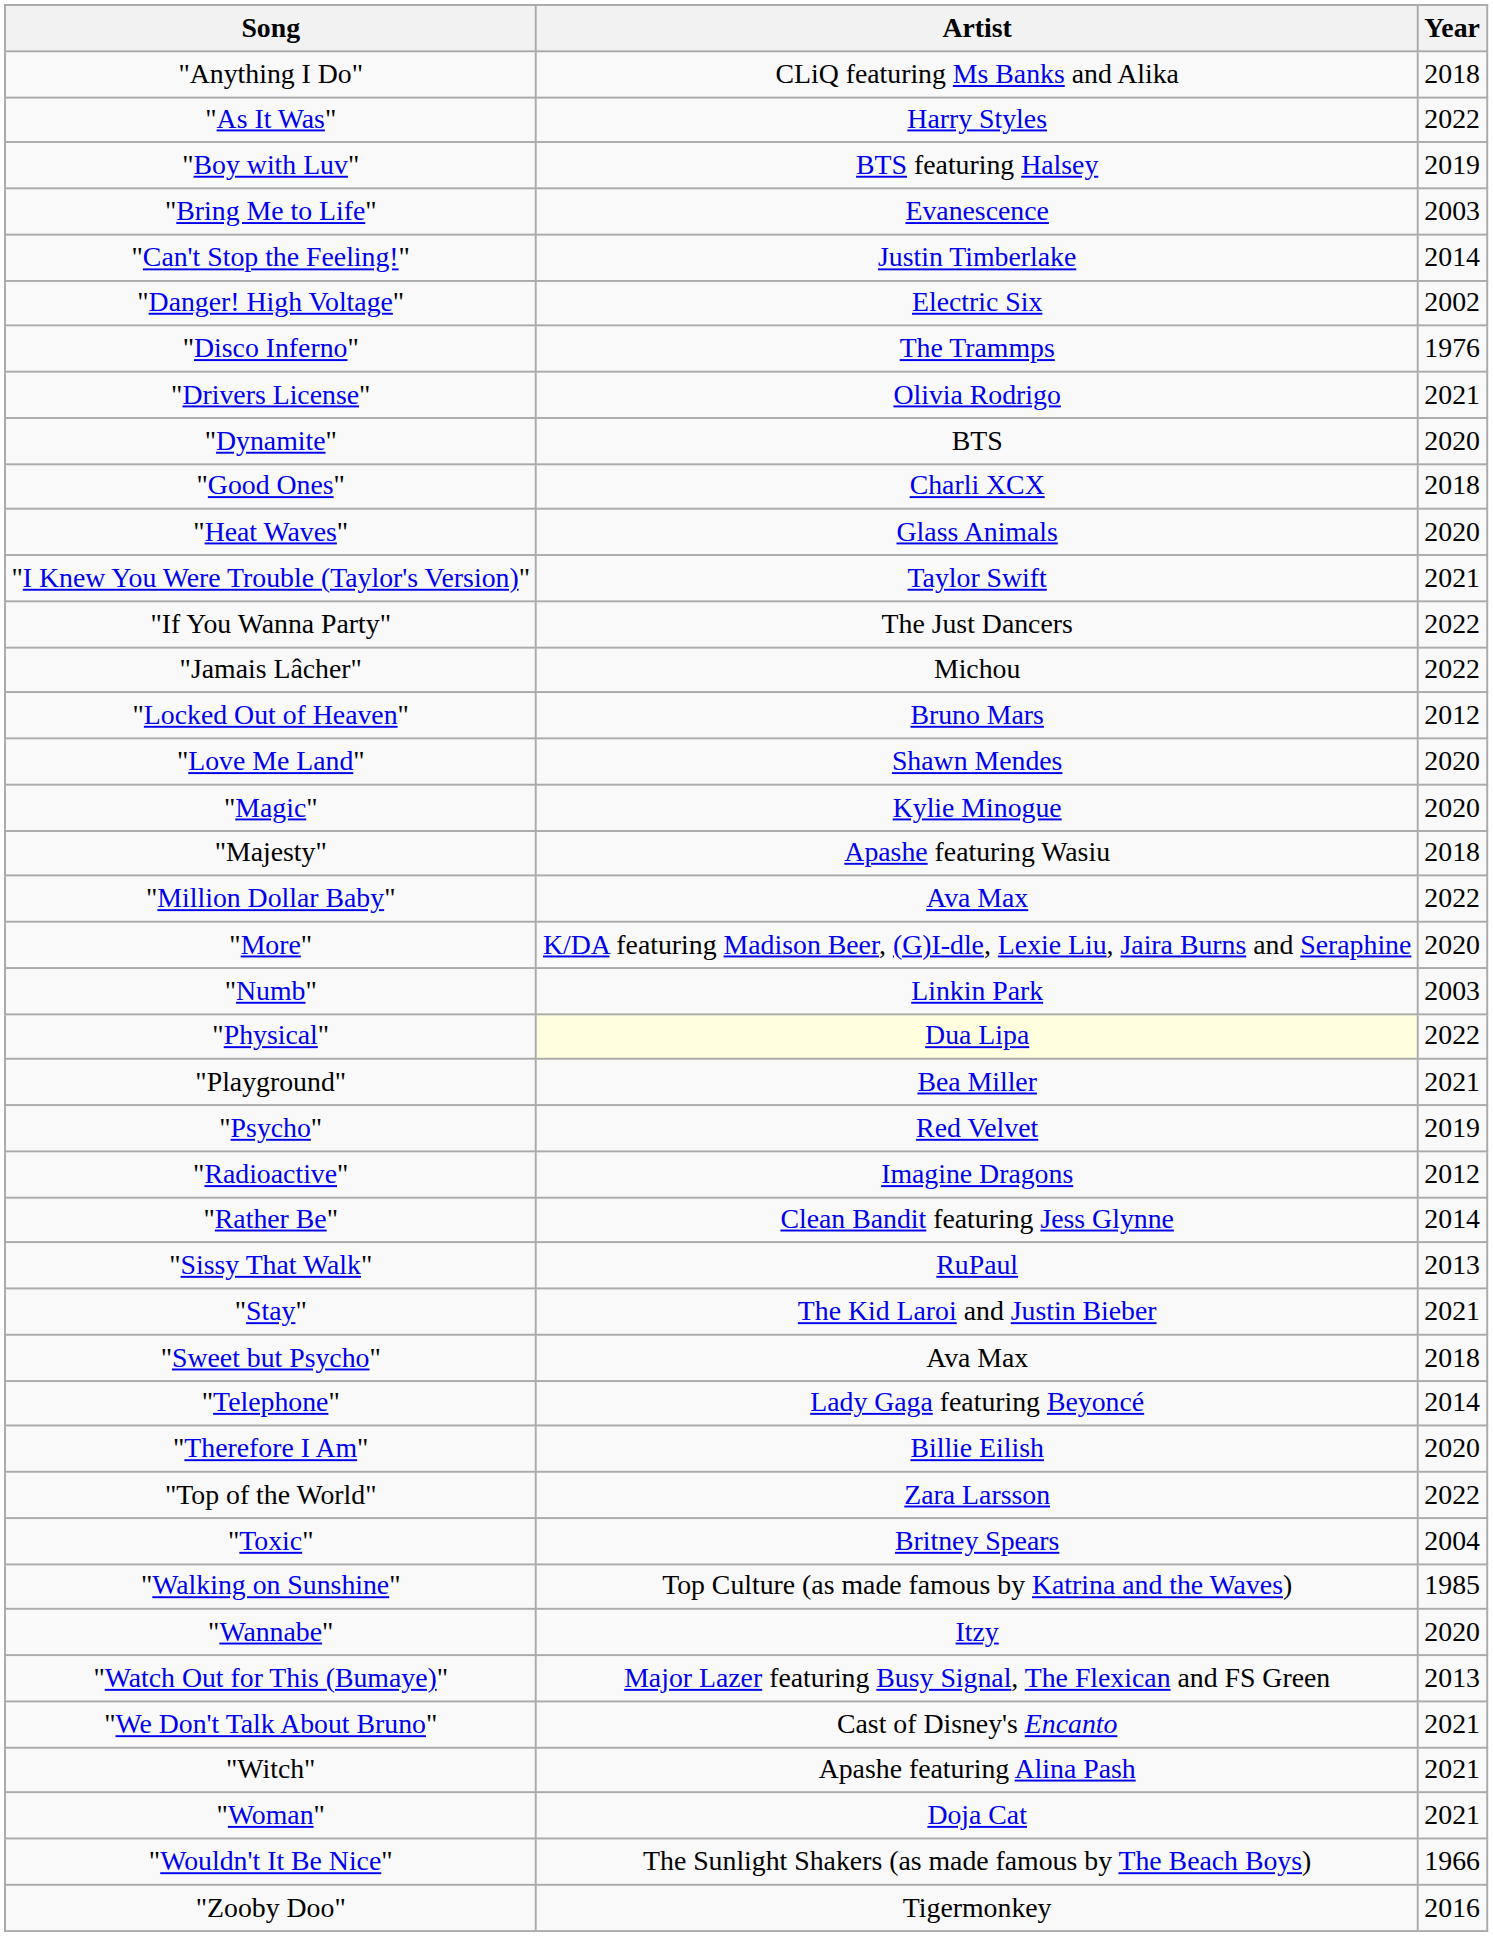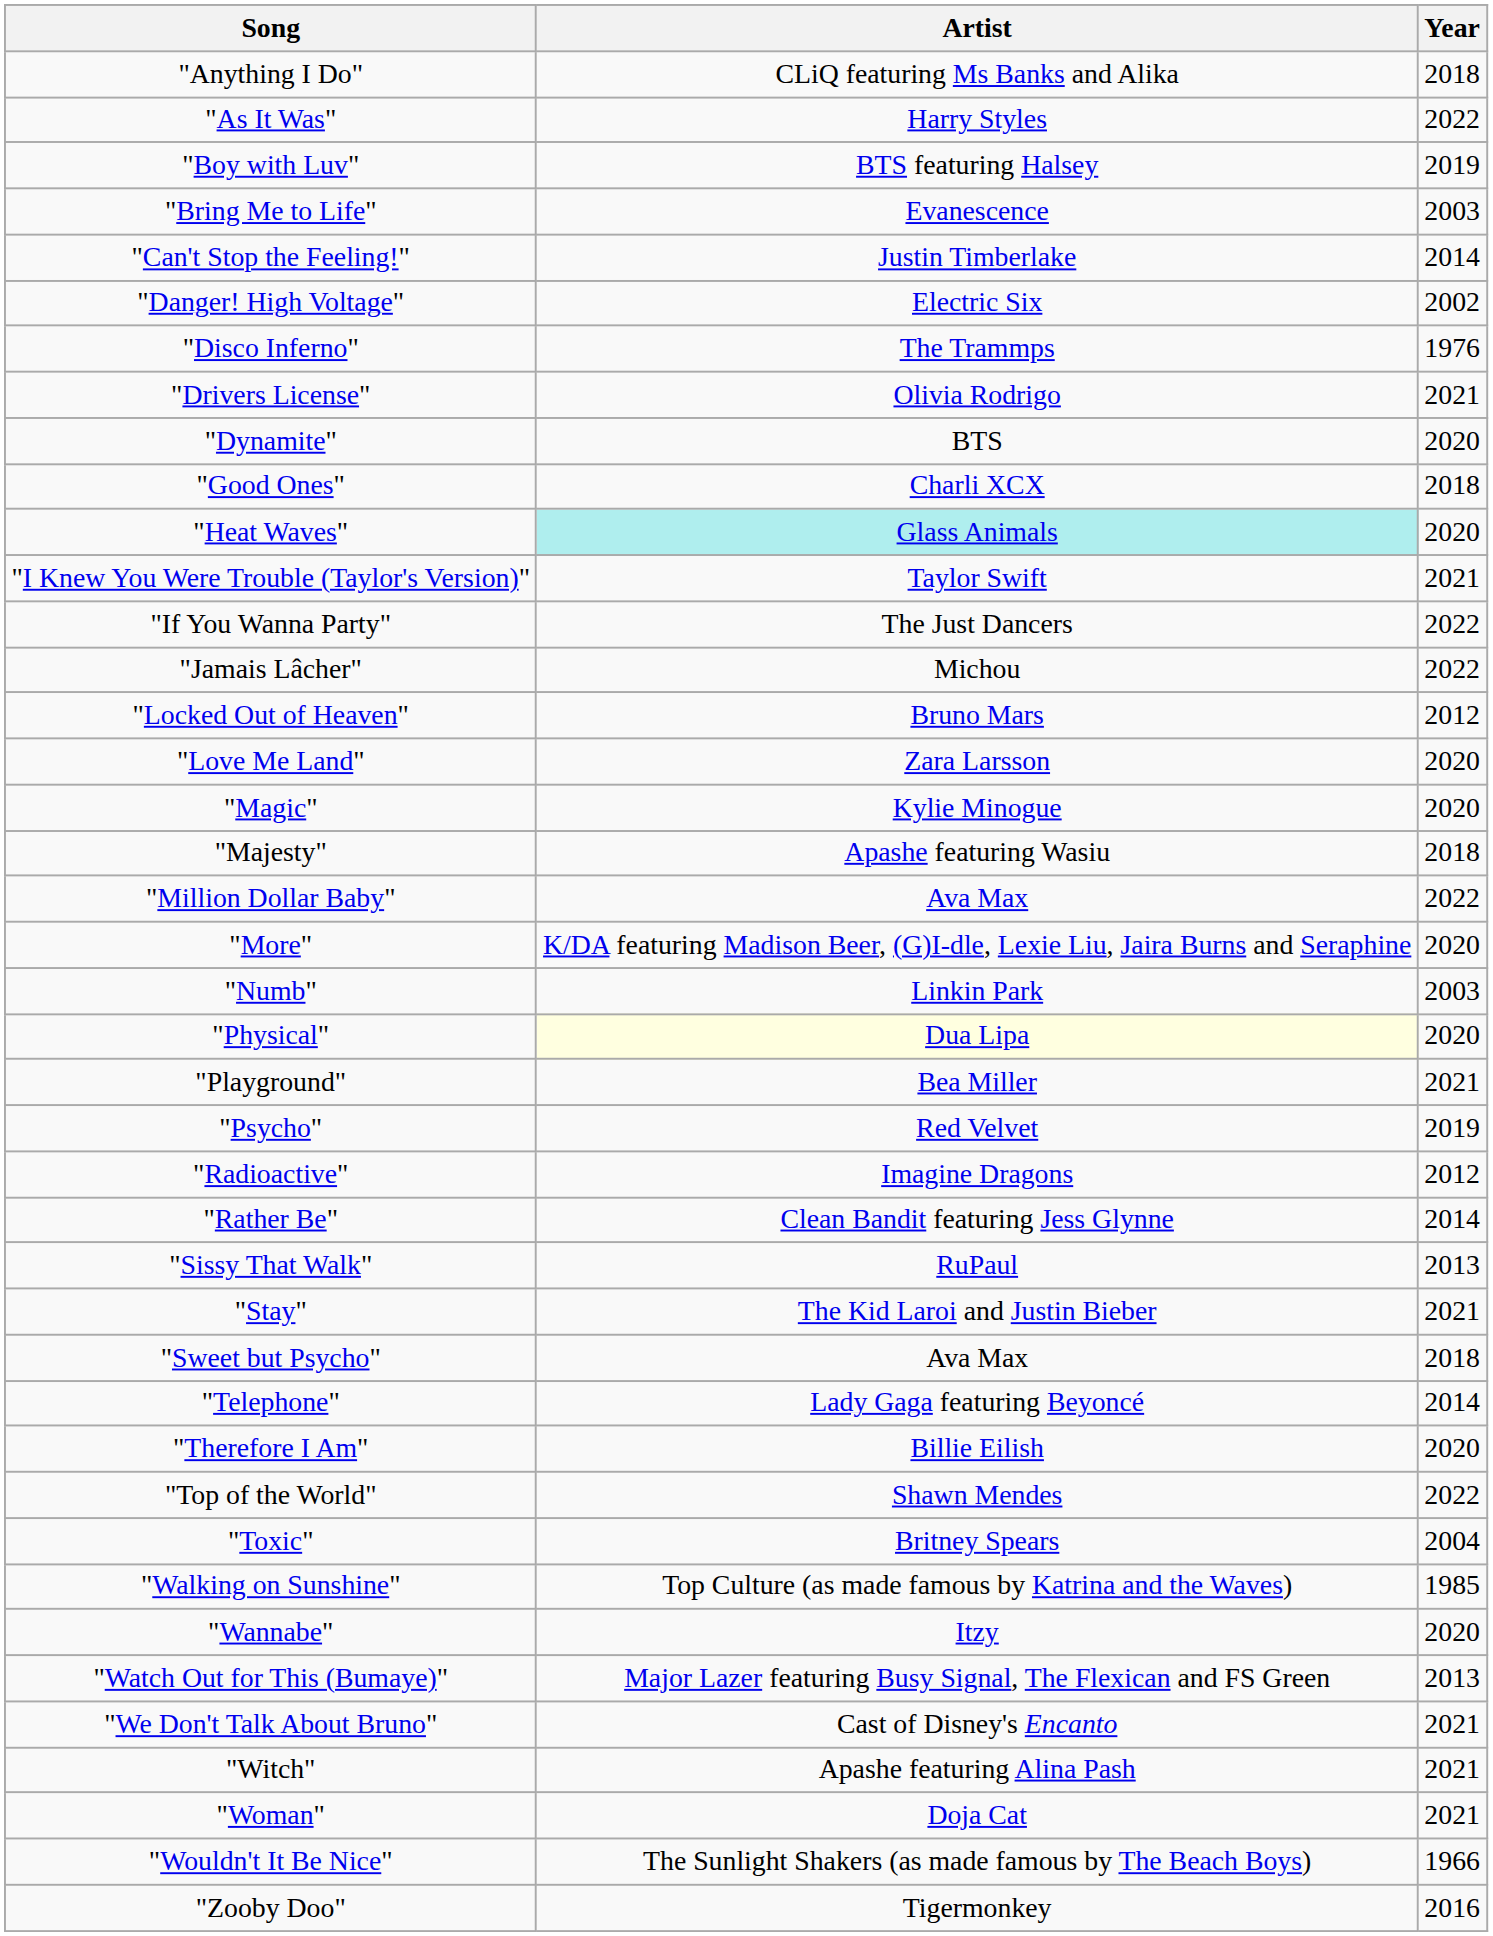(977, 532) no background -> (977, 532) paleturquoise background
(977, 761) Shawn Mendes -> (977, 761) Zara Larsson
(1452, 1036) 2022 -> (1452, 1036) 2020
(977, 1494) Zara Larsson -> (977, 1494) Shawn Mendes
